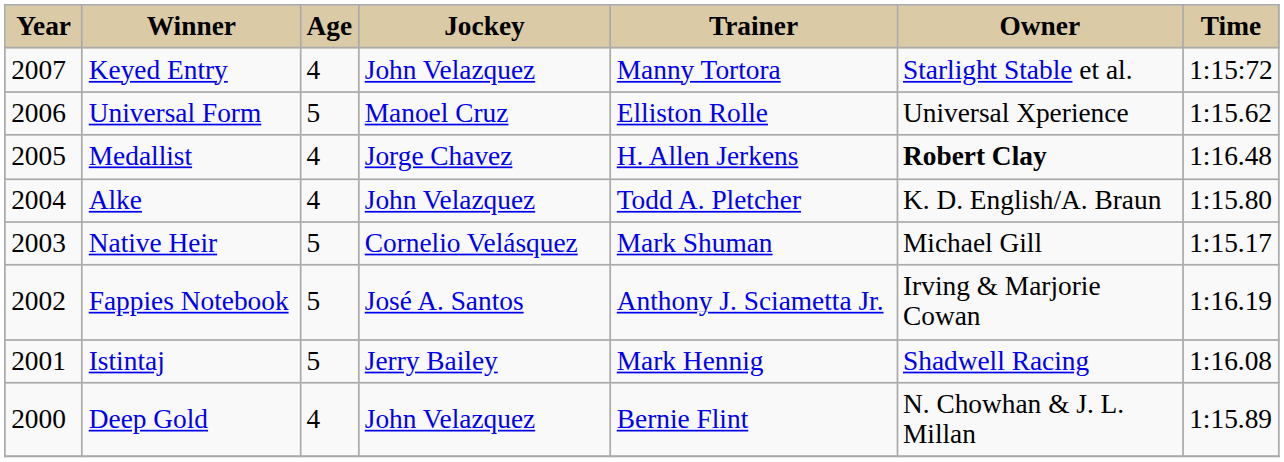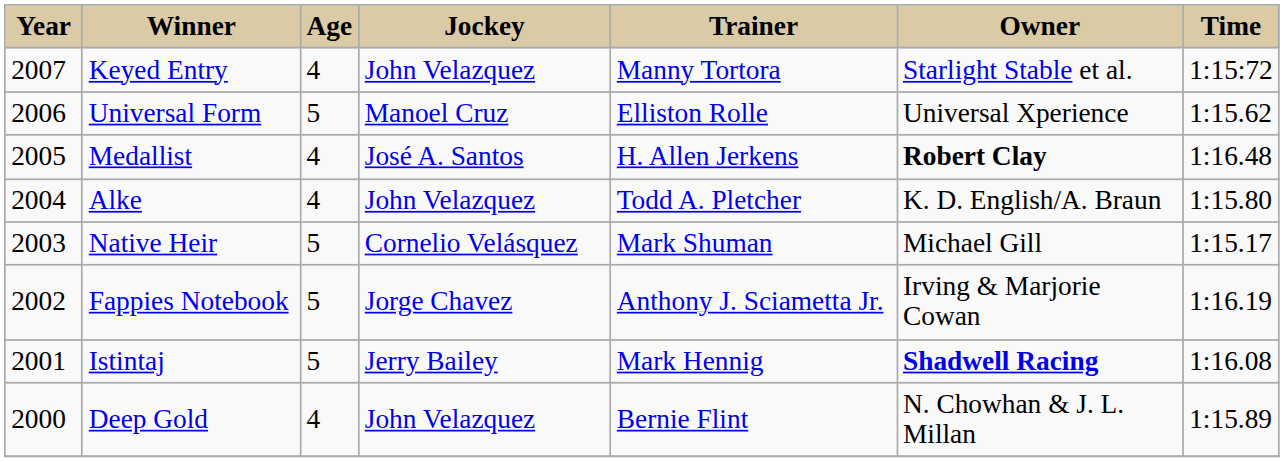(439, 156) Jorge Chavez -> (444, 156) José A. Santos
(444, 301) José A. Santos -> (439, 301) Jorge Chavez
(996, 360) normal -> (1001, 360) bold
